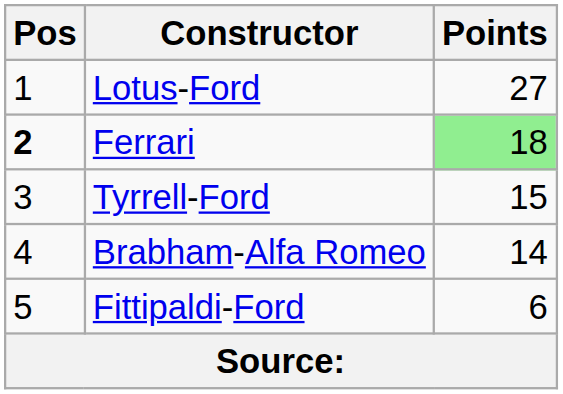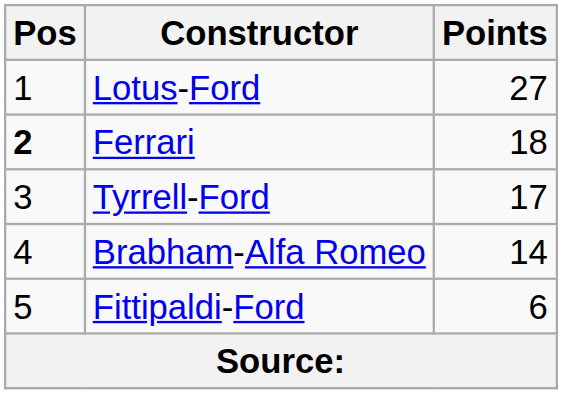(529, 142) lightgreen background -> (529, 142) no background
(529, 197) 15 -> (529, 197) 17
